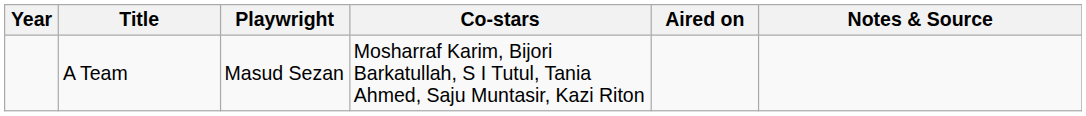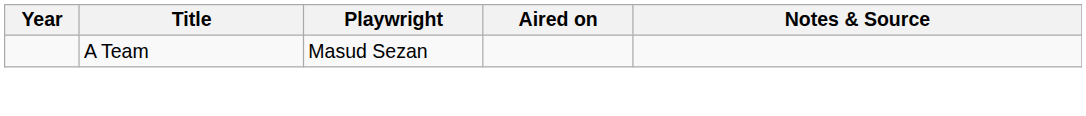- column: (500, 19)
